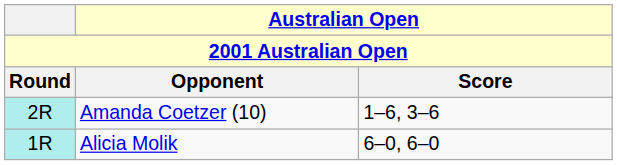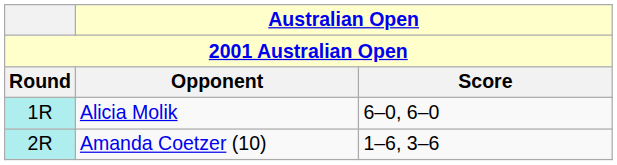rows swapped: (129, 143) <-> (173, 112)
